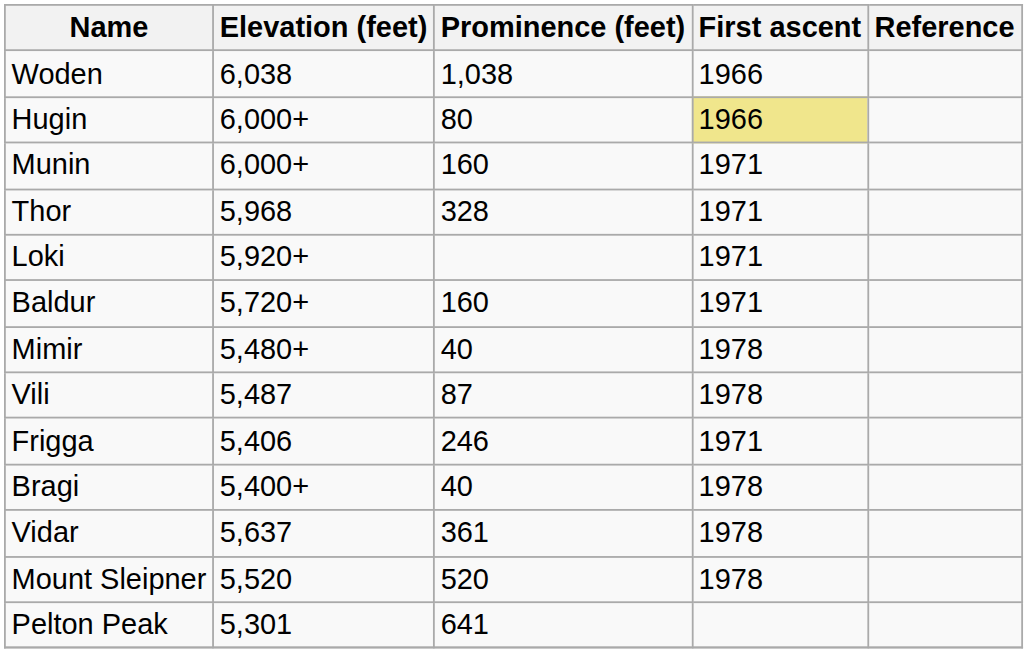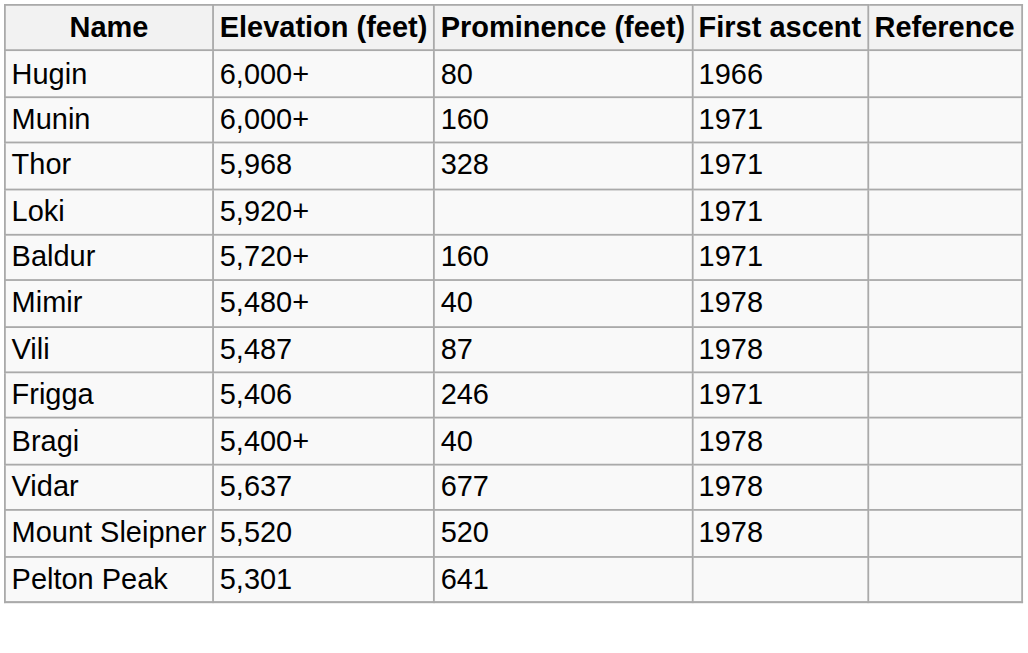- row: (57, 73)
(731, 119) khaki background -> (731, 73) no background
(465, 532) 361 -> (465, 486) 677
